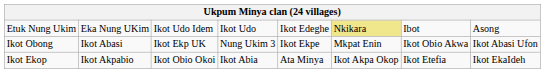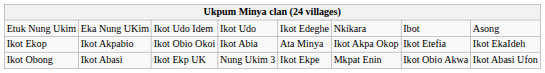(350, 28) khaki background -> (350, 28) no background
rows swapped: (27, 60) <-> (30, 44)
